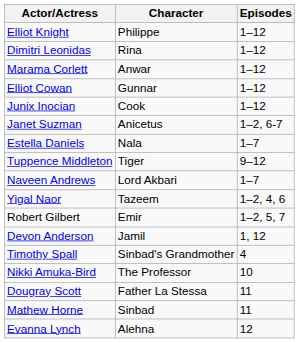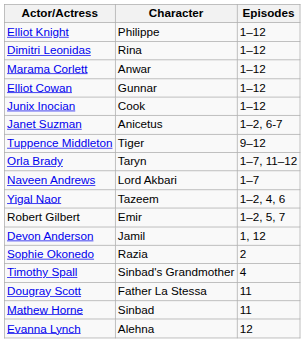- row: (46, 143)
+ row: (35, 161)
+ row: (51, 254)
- row: (52, 273)
